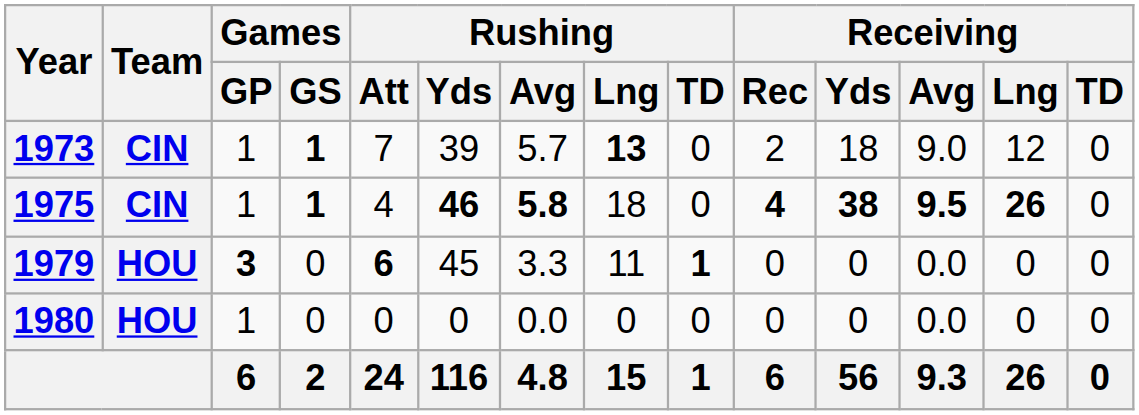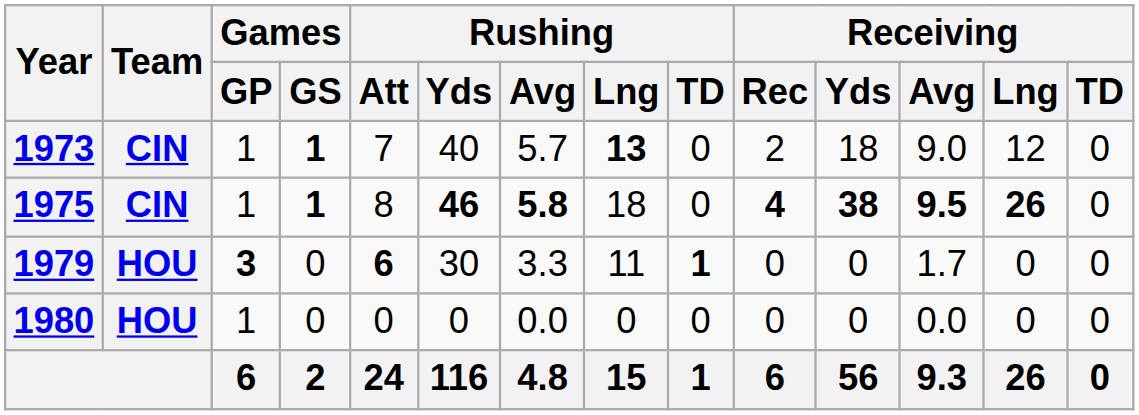(459, 148) 39 -> (459, 148) 40
(384, 206) 4 -> (384, 206) 8
(459, 263) 45 -> (459, 263) 30
(942, 263) 0.0 -> (942, 263) 1.7
